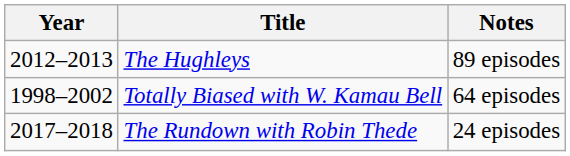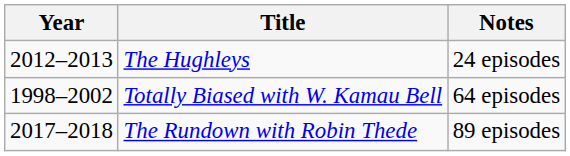(506, 58) 89 episodes -> (506, 58) 24 episodes
(506, 131) 24 episodes -> (506, 131) 89 episodes
